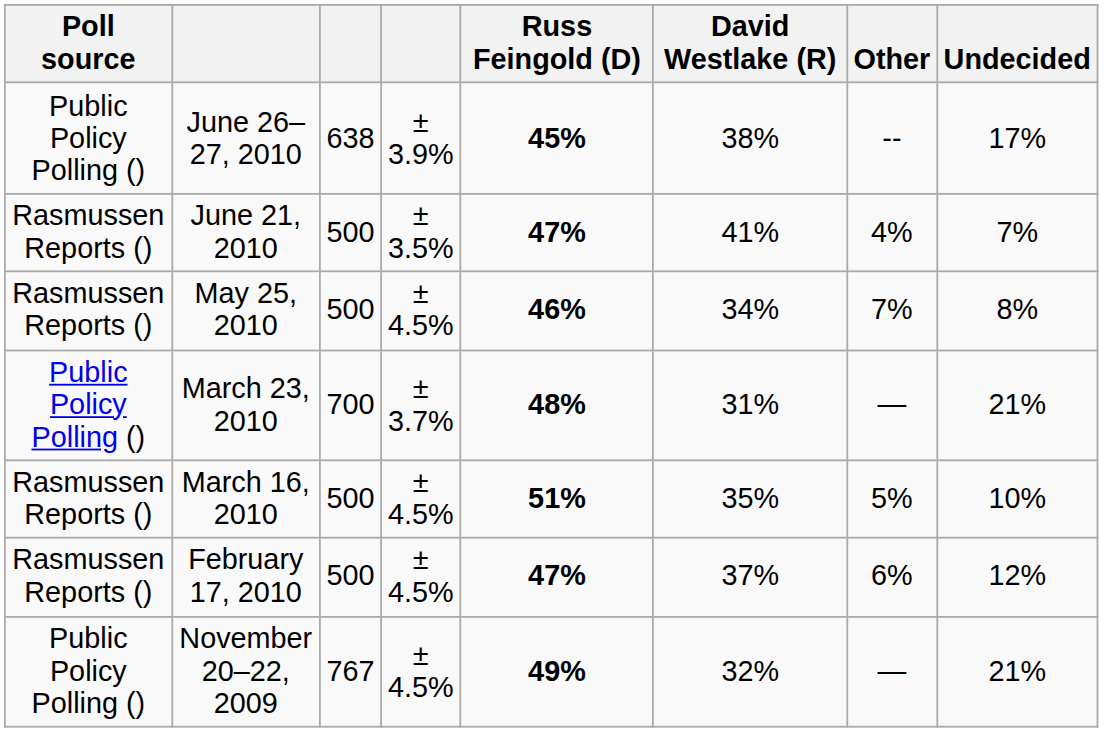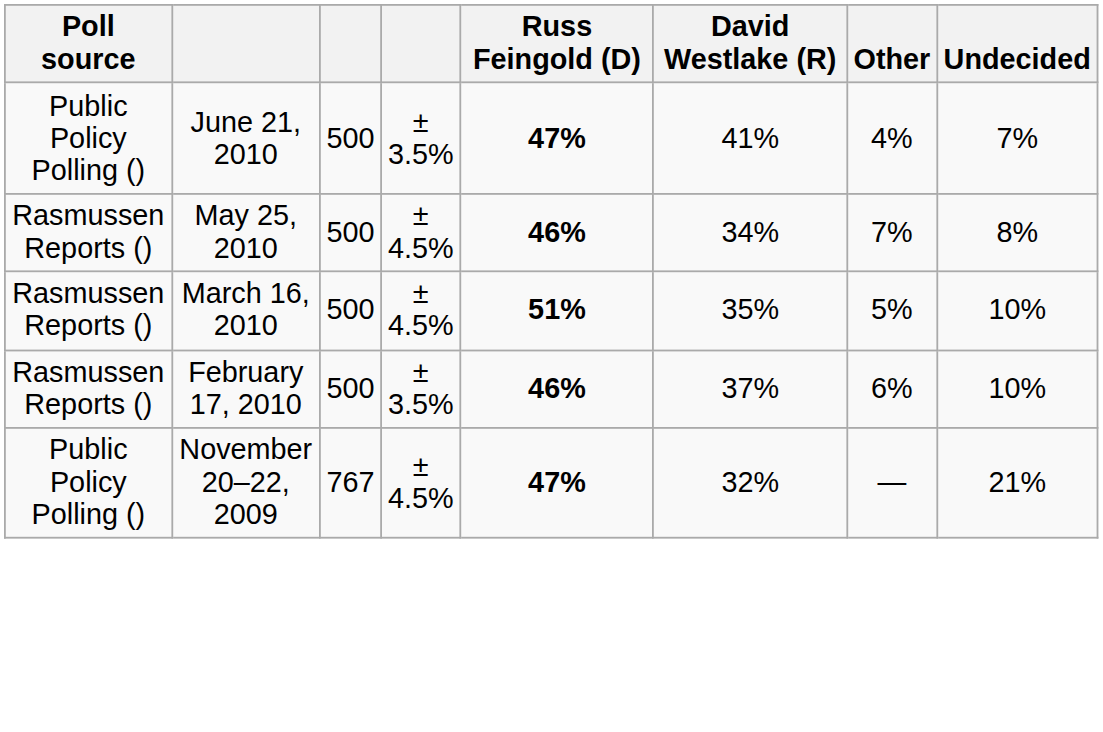- row: (246, 137)
(88, 232) Rasmussen Reports () -> (88, 137) Public Policy Polling ()
- row: (246, 404)
(421, 576) ± 4.5% -> (421, 388) ± 3.5%
(557, 576) 47% -> (557, 388) 46%
(1017, 576) 12% -> (1017, 388) 10%
(557, 671) 49% -> (557, 482) 47%
